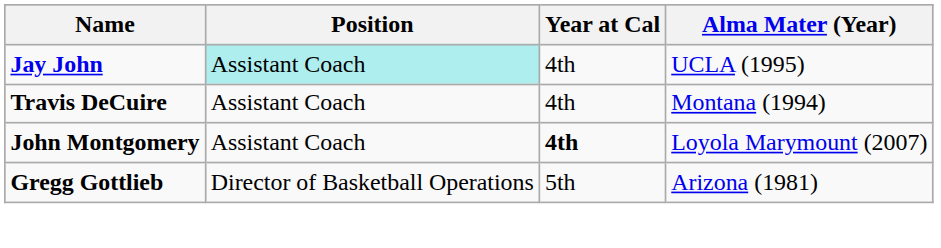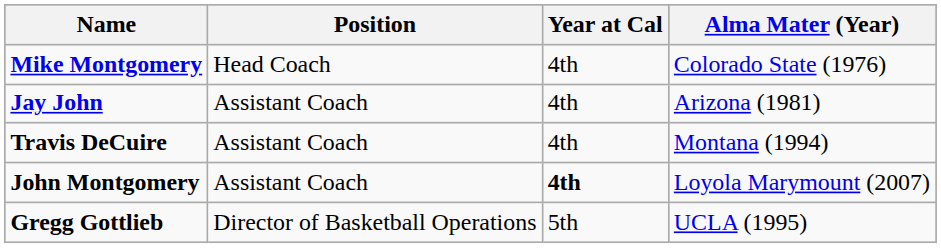+ row: (106, 64)
(288, 64) paleturquoise background -> (291, 103) no background
(738, 64) UCLA (1995) -> (747, 103) Arizona (1981)
(745, 182) Arizona (1981) -> (741, 221) UCLA (1995)
